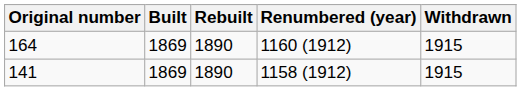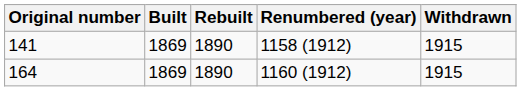rows swapped: (23, 72) <-> (23, 45)
